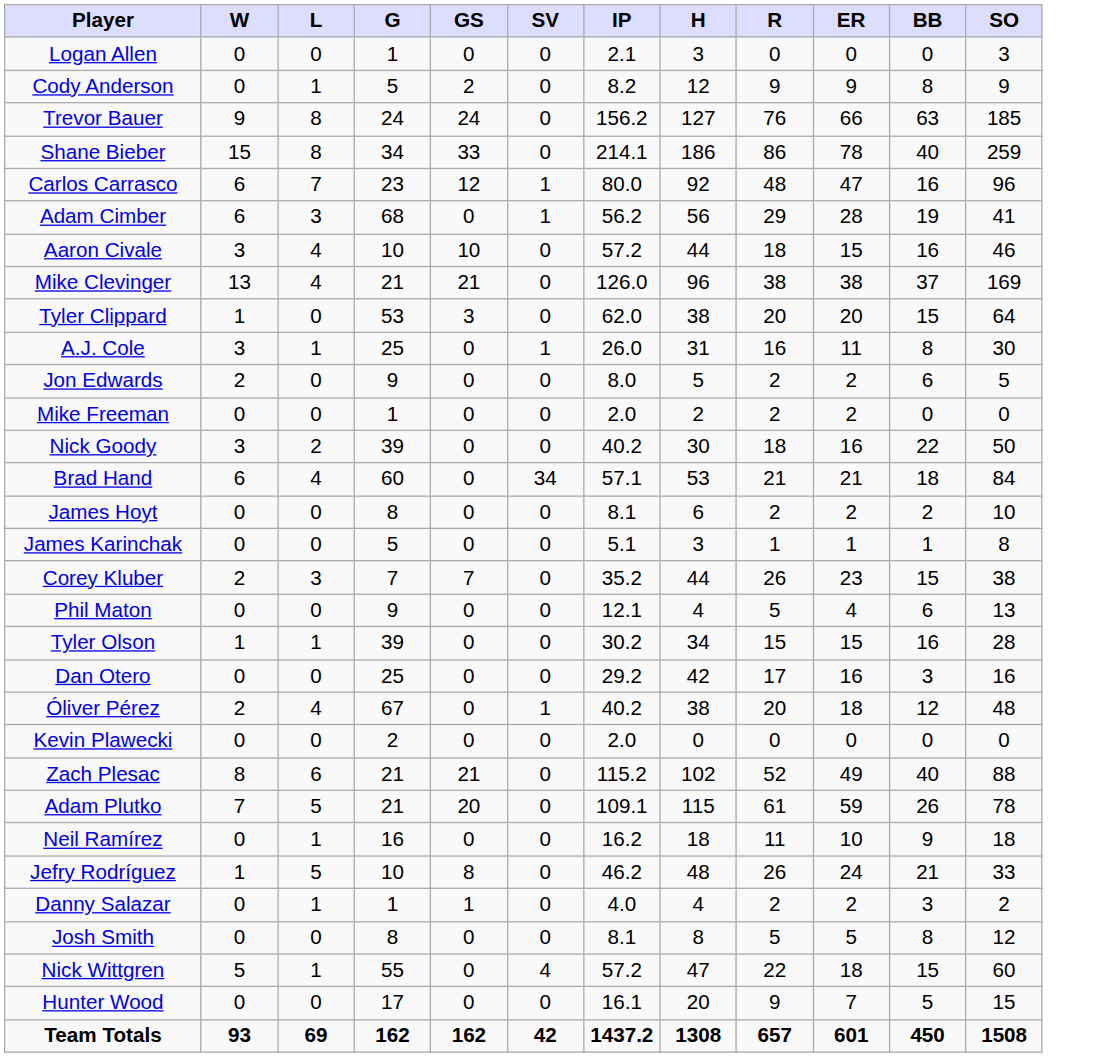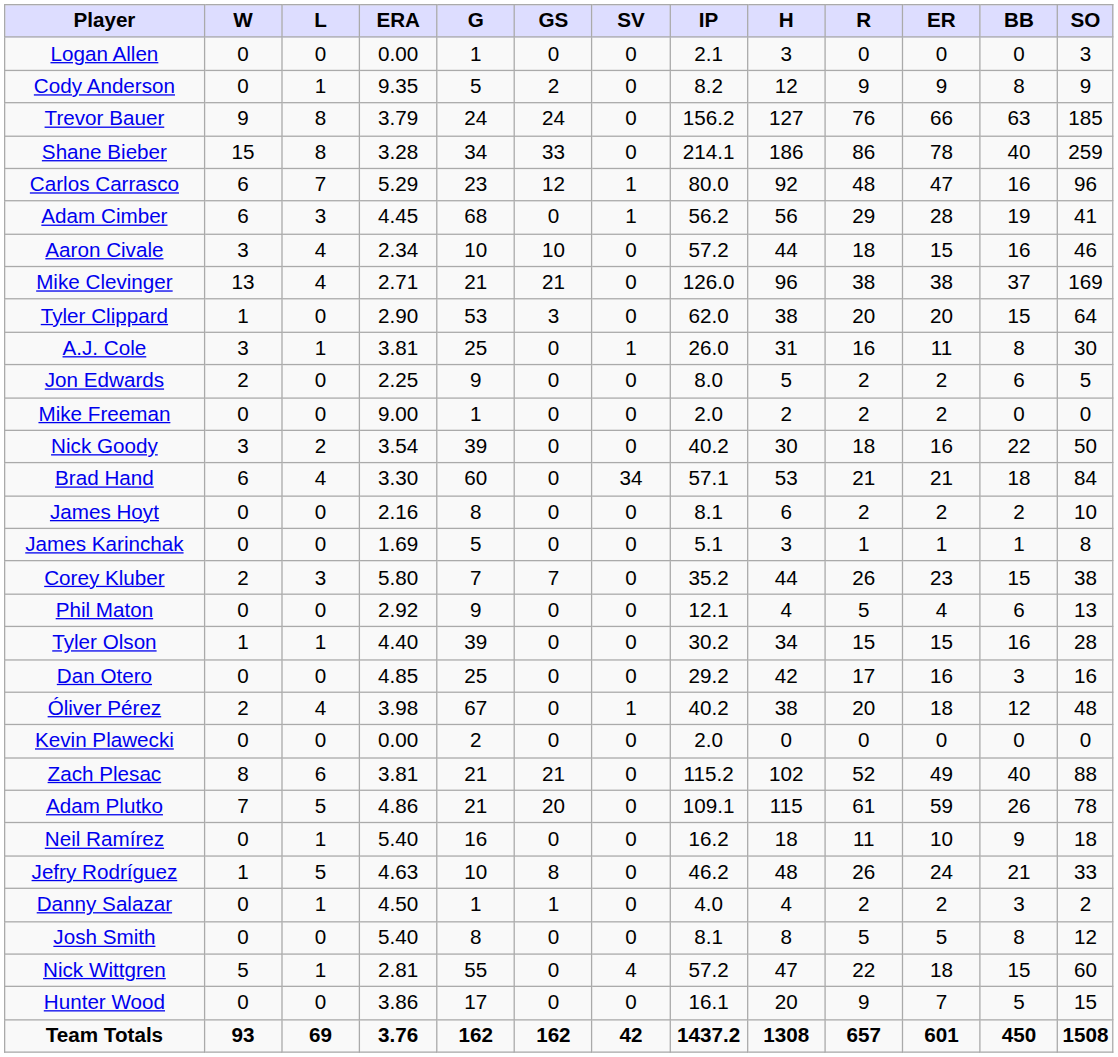+ column: (398, 20)
